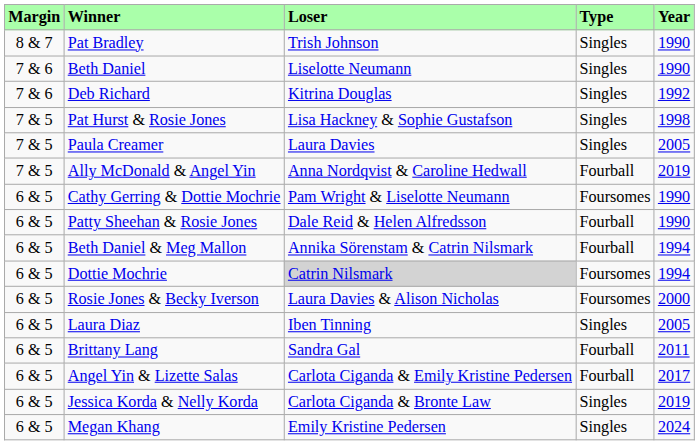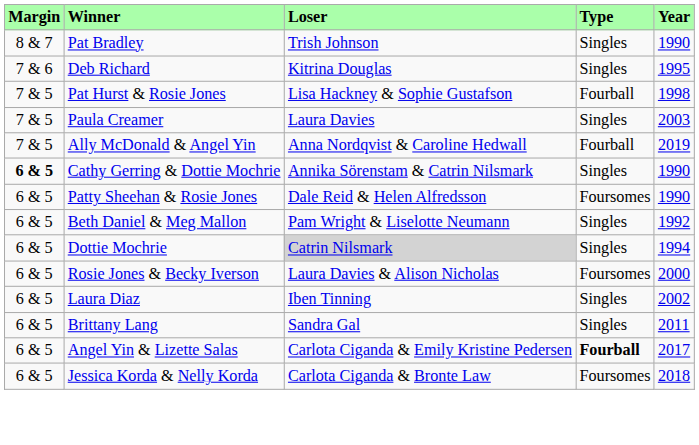- row: (107, 68)
(674, 94) 1992 -> (674, 68) 1995
(603, 119) Singles -> (607, 94) Fourball
(674, 145) 2005 -> (674, 119) 2003
(34, 196) normal -> (34, 171) bold
(399, 196) Pam Wright & Liselotte Neumann -> (410, 171) Annika Sörenstam & Catrin Nilsmark
(615, 196) Foursomes -> (603, 171) Singles
(607, 222) Fourball -> (615, 196) Foursomes
(410, 247) Annika Sörenstam & Catrin Nilsmark -> (399, 222) Pam Wright & Liselotte Neumann
(607, 247) Fourball -> (603, 222) Singles
(674, 247) 1994 -> (674, 222) 1992
(615, 273) Foursomes -> (603, 247) Singles
(674, 324) 2005 -> (674, 299) 2002
(607, 350) Fourball -> (603, 324) Singles
(607, 376) normal -> (610, 350) bold
(603, 401) Singles -> (615, 376) Foursomes
(674, 401) 2019 -> (674, 376) 2018
- row: (114, 427)
